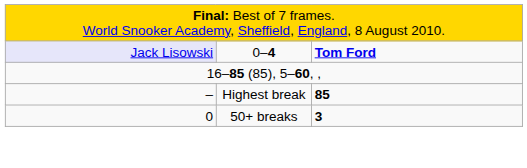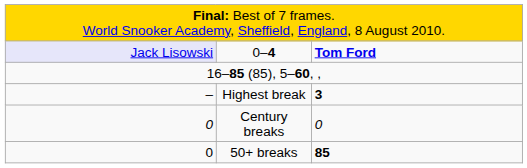(322, 95) 85 -> (318, 95) 3
+ row: (264, 124)
(318, 116) 3 -> (322, 153) 85
